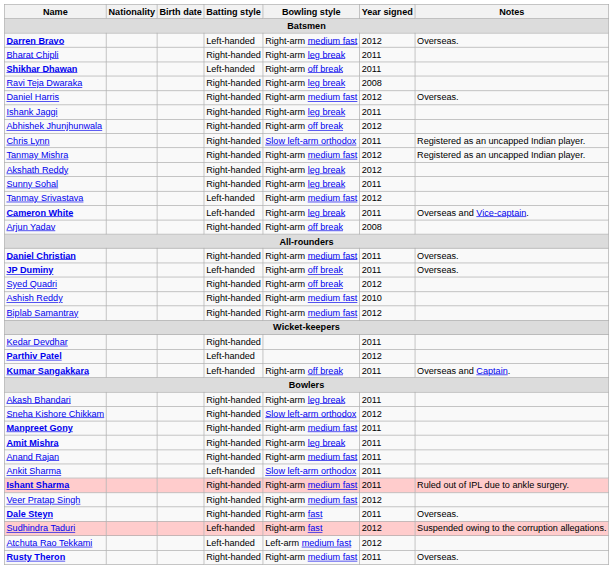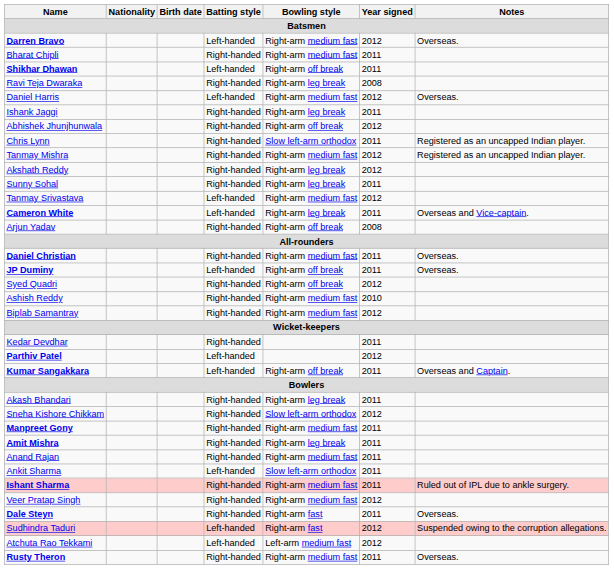(305, 54) Right-arm leg break -> (311, 54) Right-arm medium fast
(234, 97) Right-handed -> (231, 97) Left-handed
